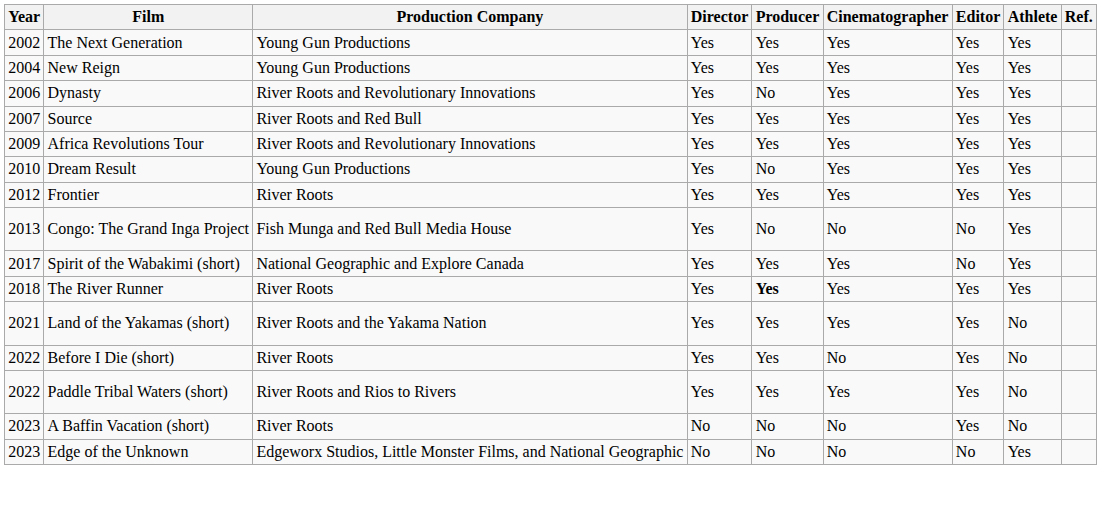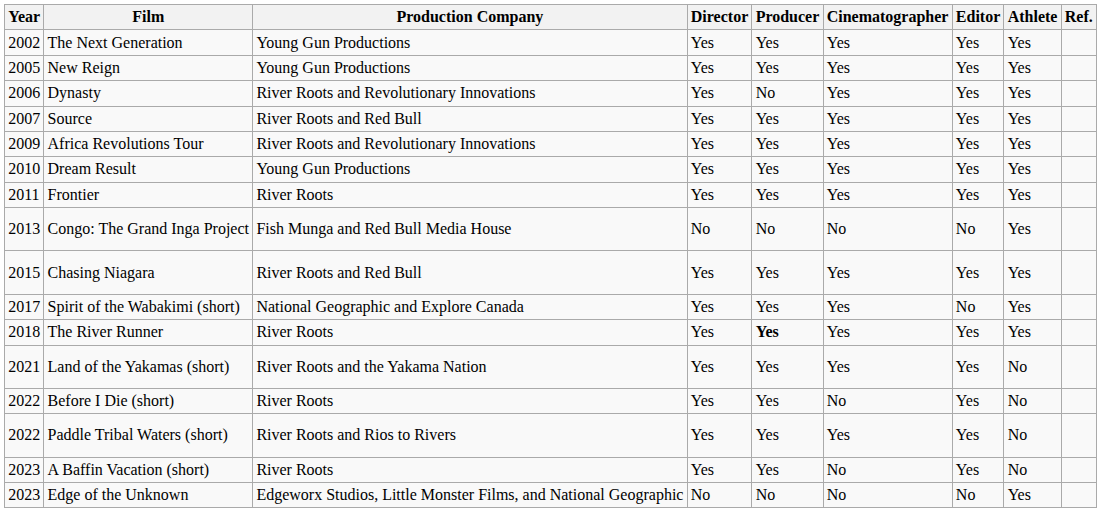(24, 67) 2004 -> (24, 67) 2005
(765, 169) No -> (767, 169) Yes
(24, 194) 2012 -> (24, 194) 2011
(702, 229) Yes -> (701, 229) No
+ row: (101, 272)
(701, 426) No -> (702, 469) Yes
(765, 426) No -> (767, 469) Yes
